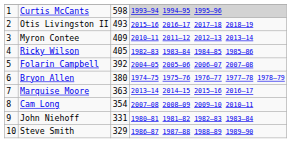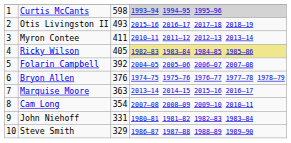(120, 38) 409 -> (120, 38) 411
(192, 51) no background -> (192, 51) khaki background
(120, 78) 380 -> (120, 78) 376
